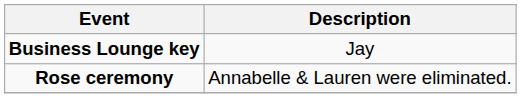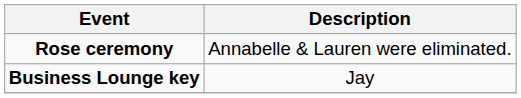rows swapped: (104, 48) <-> (104, 78)
